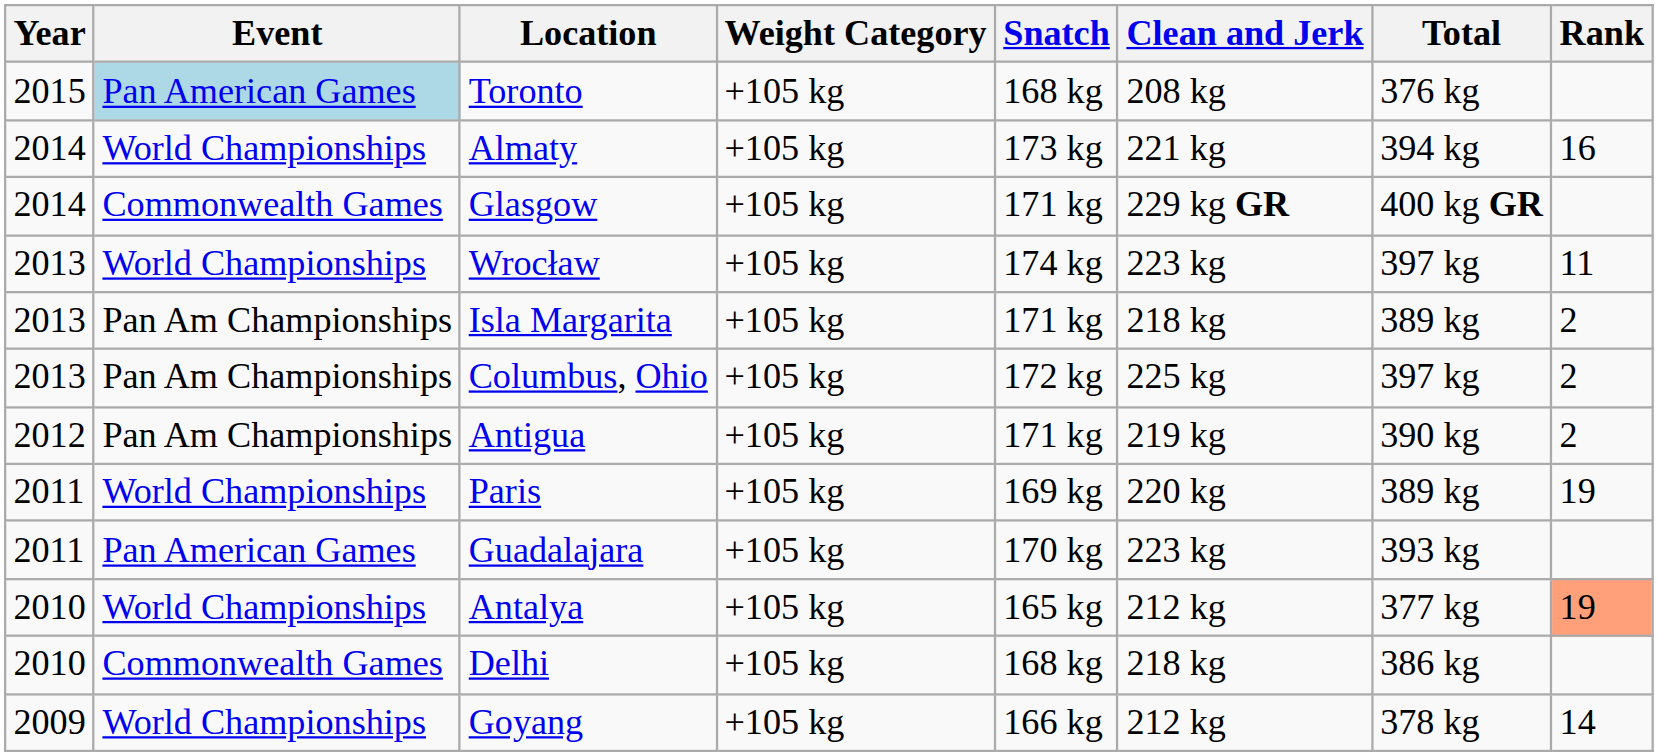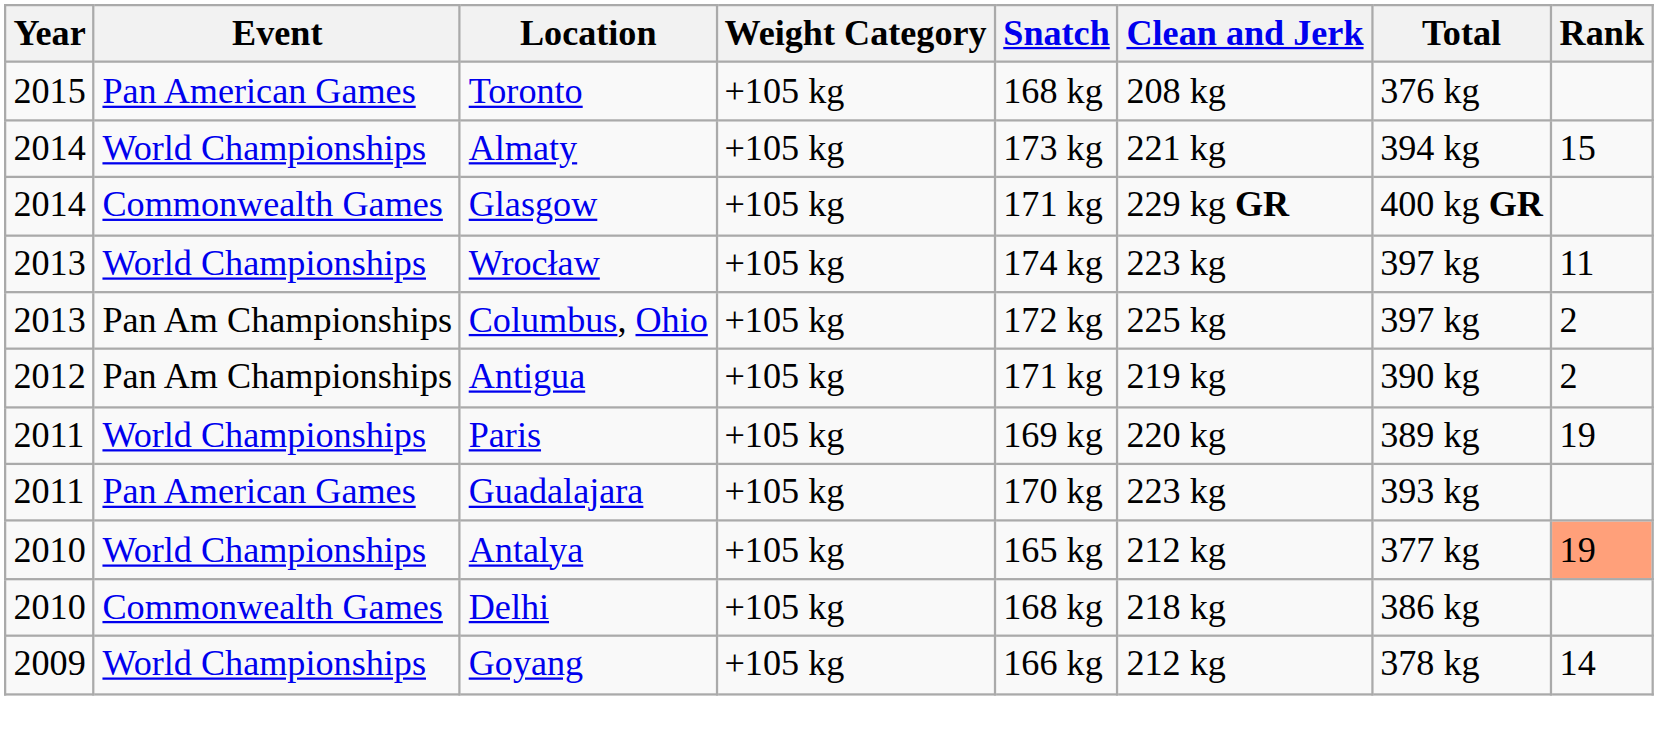(259, 90) lightblue background -> (259, 90) no background
(1578, 147) 16 -> (1578, 147) 15
- row: (570, 319)
